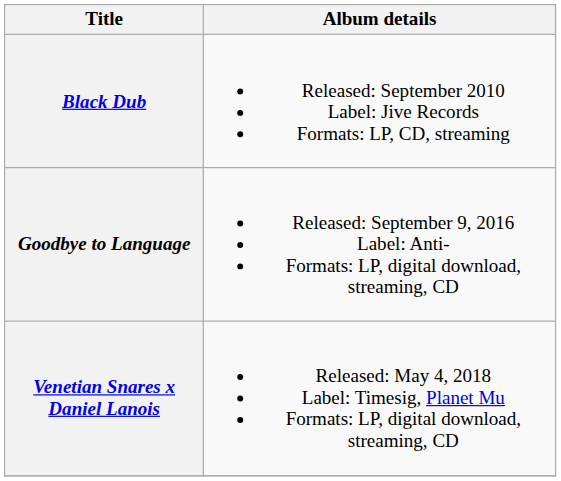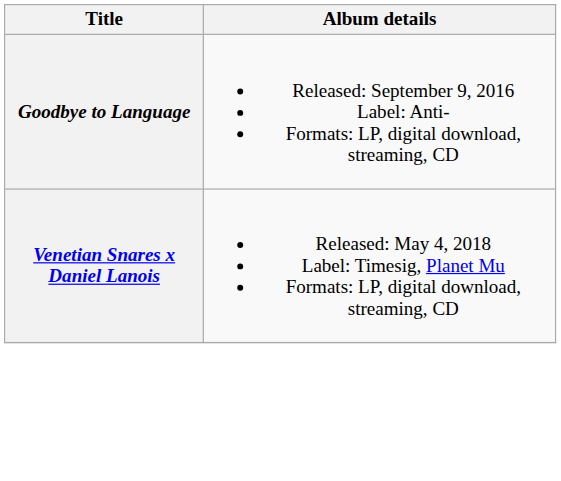- row: (104, 100)
